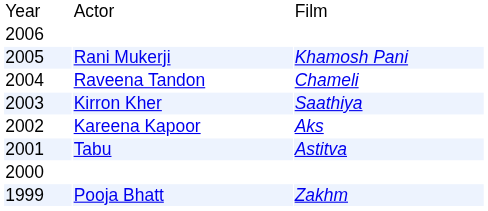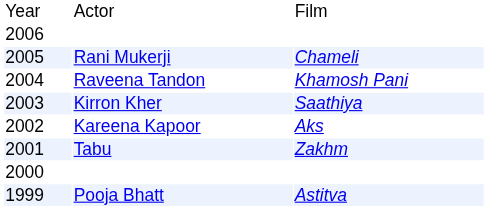(351, 57) Khamosh Pani -> (327, 57) Chameli
(327, 80) Chameli -> (351, 80) Khamosh Pani
(321, 149) Astitva -> (321, 149) Zakhm
(321, 195) Zakhm -> (321, 195) Astitva
